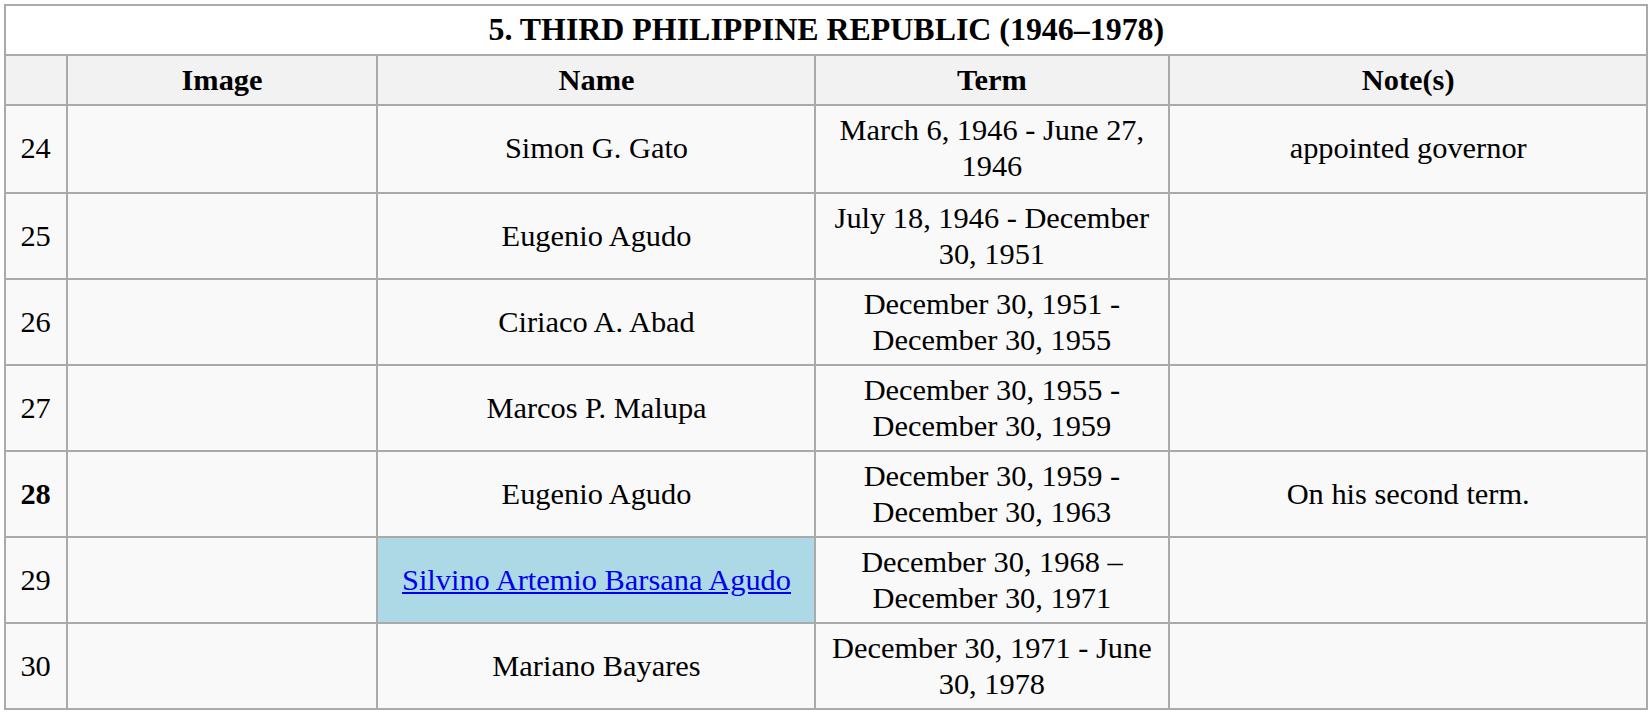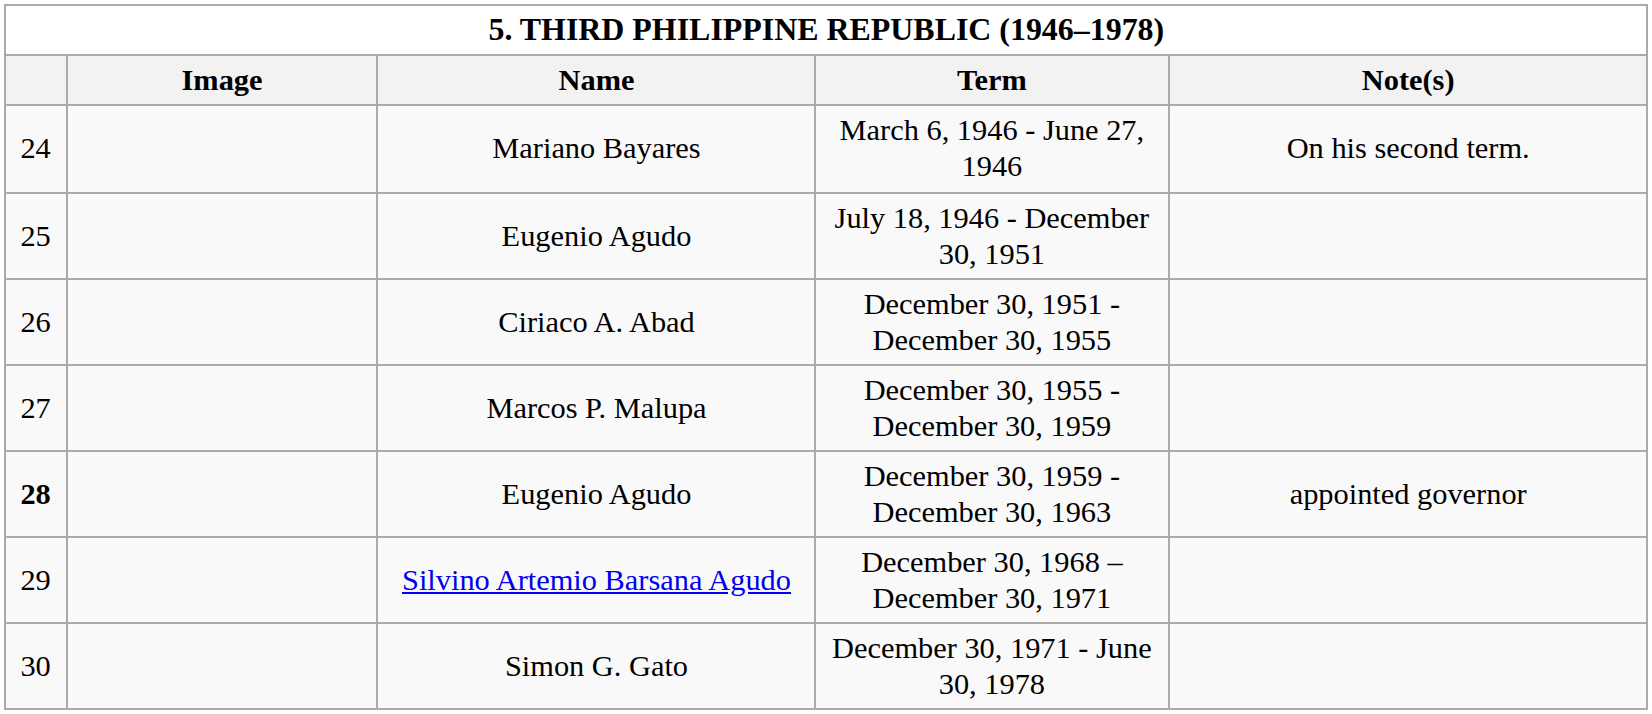(596, 148) Simon G. Gato -> (597, 148) Mariano Bayares
(1408, 148) appointed governor -> (1408, 148) On his second term.
(1408, 493) On his second term. -> (1408, 493) appointed governor
(597, 579) lightblue background -> (597, 579) no background
(597, 665) Mariano Bayares -> (596, 665) Simon G. Gato
